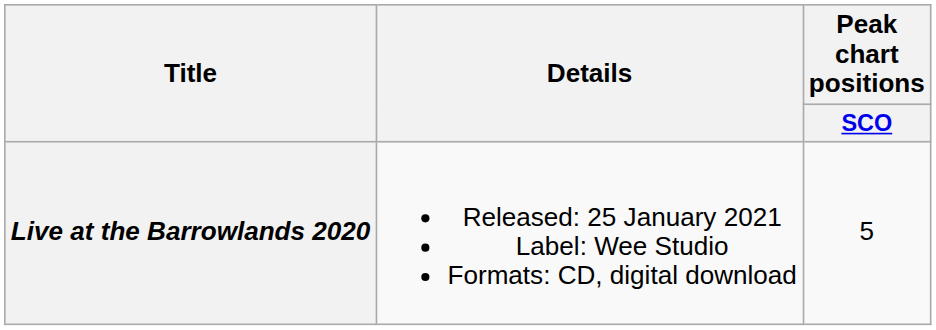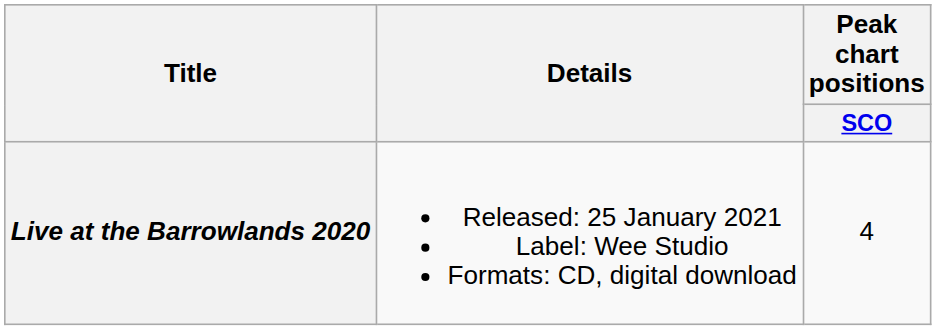(867, 232) 5 -> (867, 232) 4
